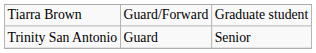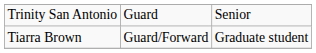rows swapped: (45, 15) <-> (62, 37)
